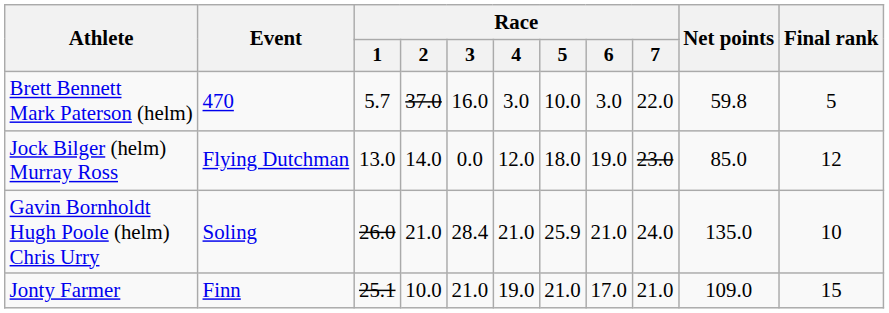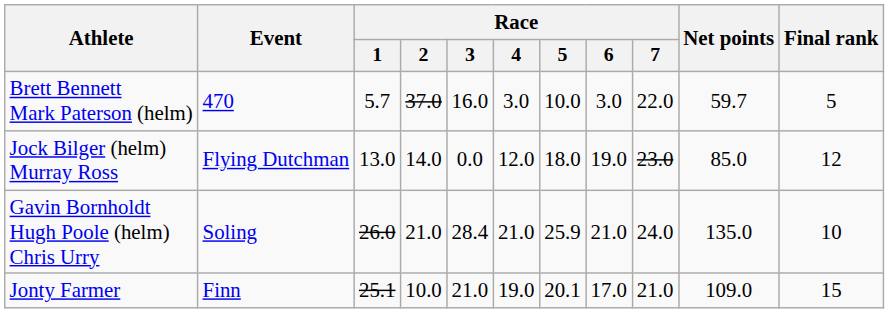(729, 101) 59.8 -> (729, 101) 59.7
(562, 291) 21.0 -> (562, 291) 20.1
